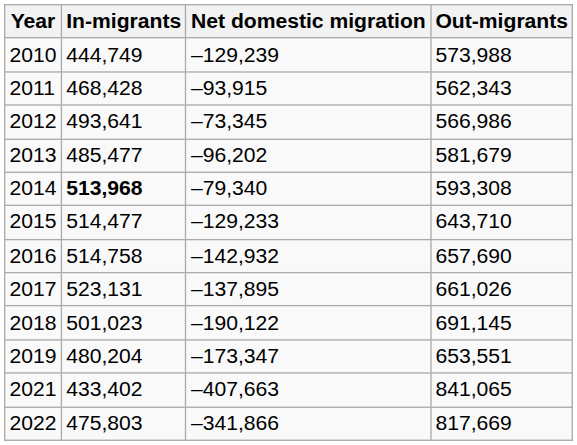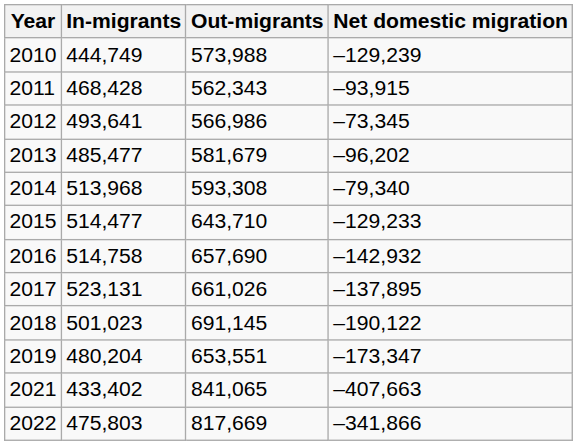columns swapped: (502, 21) <-> (308, 21)
(104, 188) bold -> (104, 188) normal
